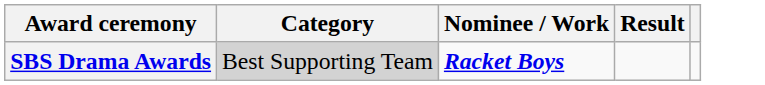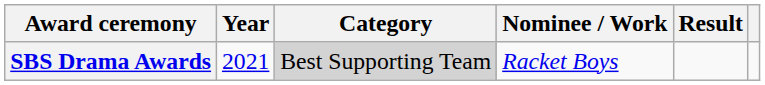+ column: (246, 23)
(504, 60) bold -> (560, 60) normal
